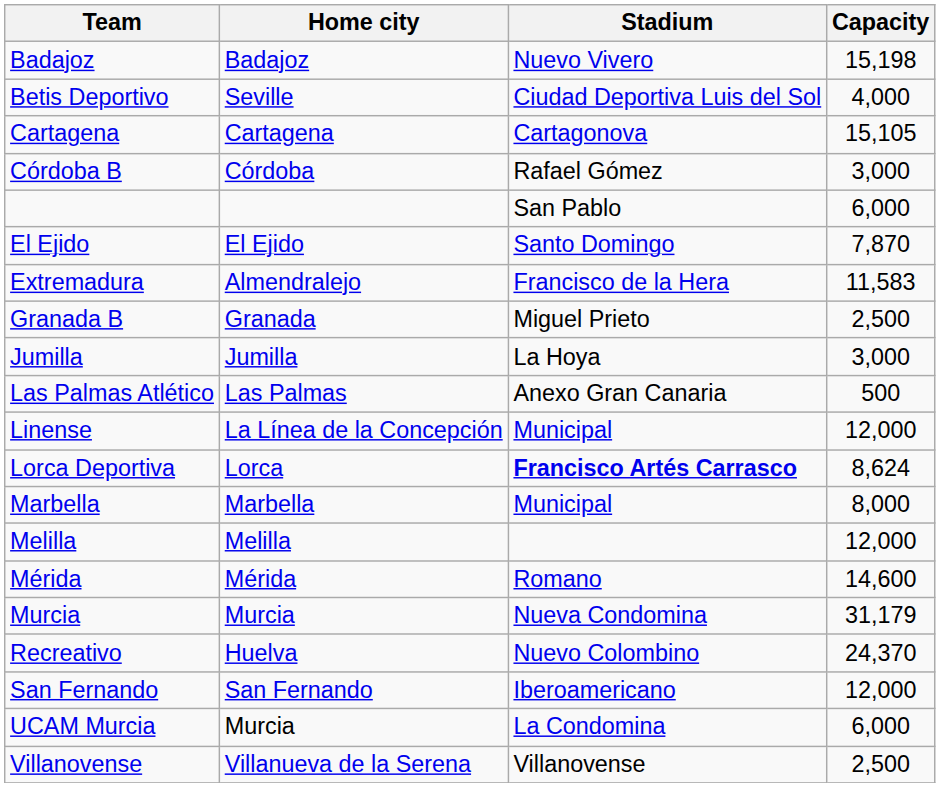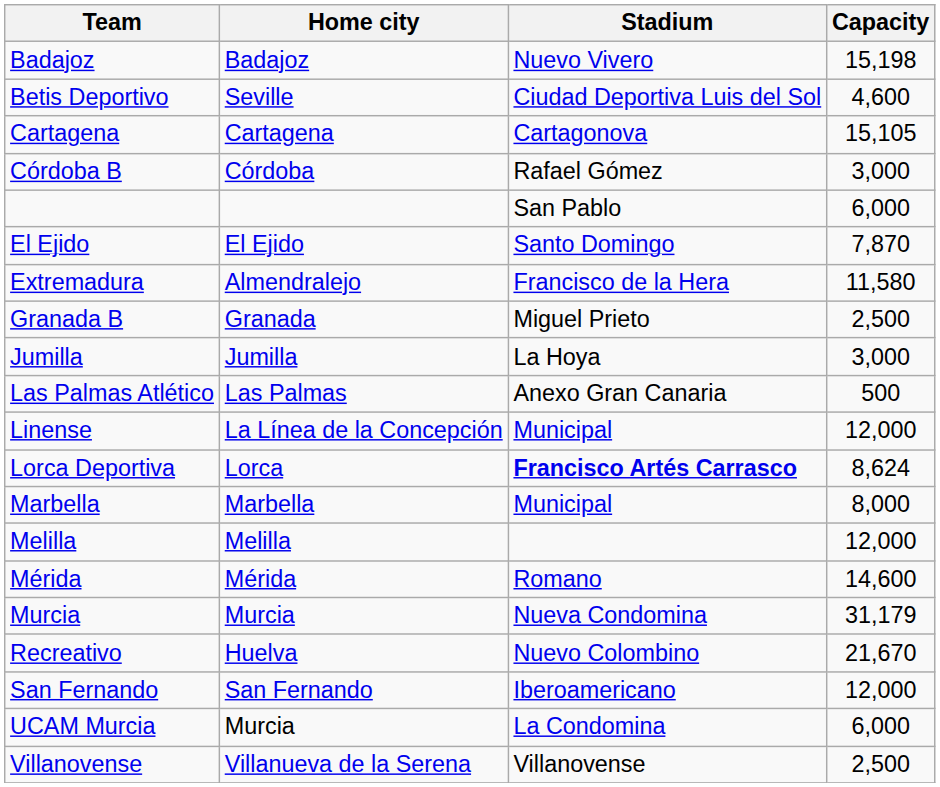(881, 97) 4,000 -> (881, 97) 4,600
(881, 282) 11,583 -> (881, 282) 11,580
(881, 652) 24,370 -> (881, 652) 21,670
